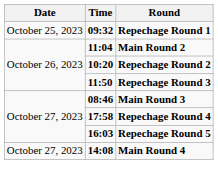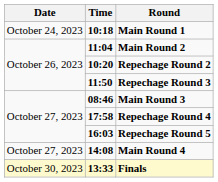+ row: (152, 30)
- row: (164, 30)
+ row: (132, 168)
